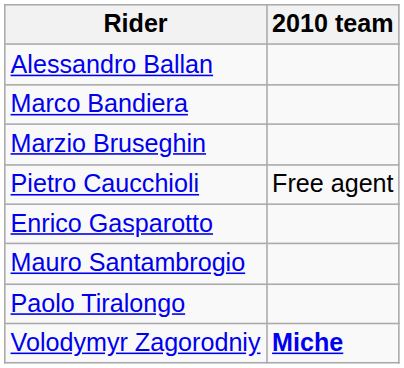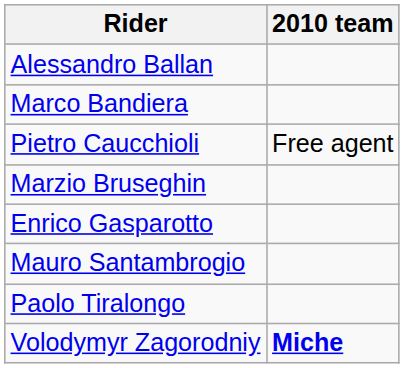rows swapped: (108, 143) <-> (105, 183)
